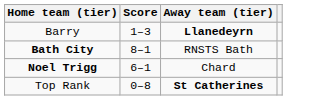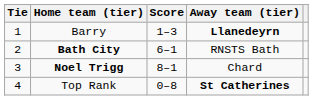+ column: (18, 14)
(141, 50) 8–1 -> (167, 50) 6–1
(141, 68) 6–1 -> (167, 68) 8–1
